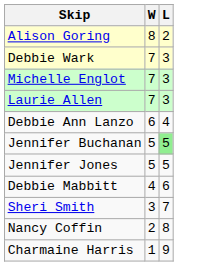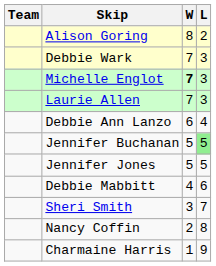+ column: (23, 15)
(152, 79) normal -> (190, 79) bold
